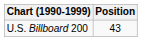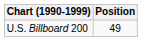(115, 28) 43 -> (115, 28) 49
